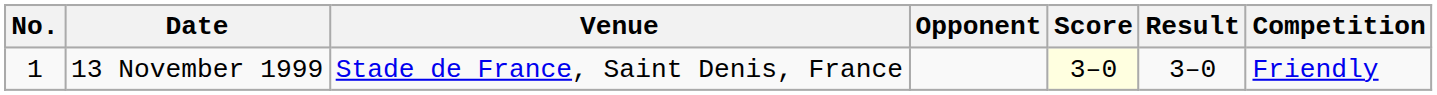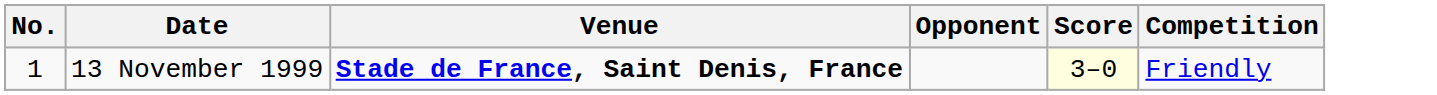- column: (1193, 26)
(619, 69) normal -> (619, 69) bold
